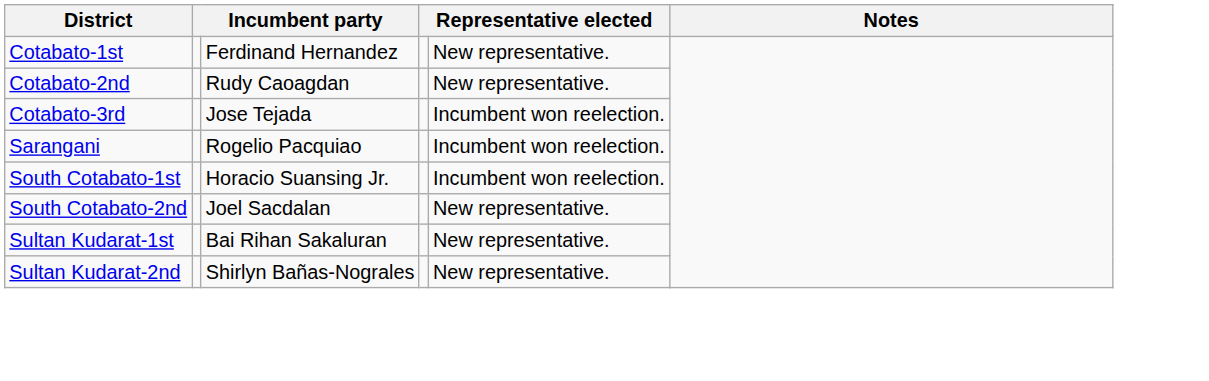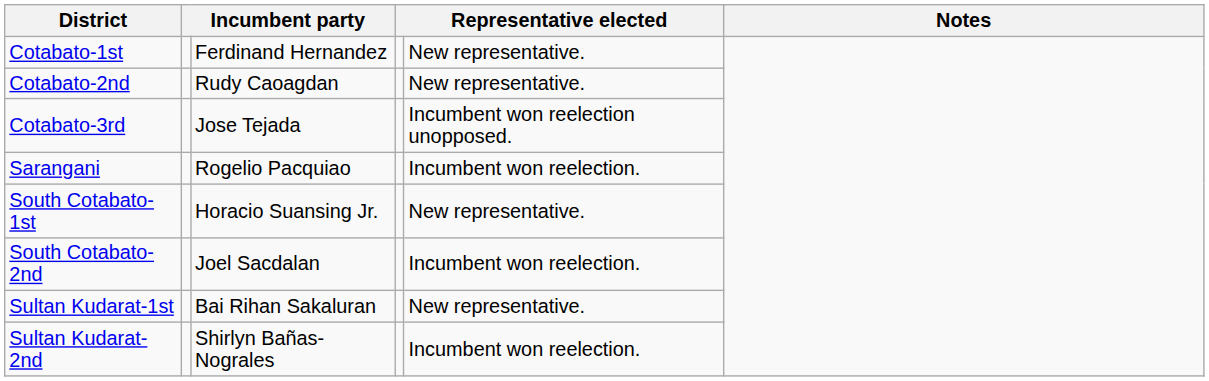(549, 115) Incumbent won reelection. -> (522, 126) Incumbent won reelection unopposed.
(549, 178) Incumbent won reelection. -> (497, 211) New representative.
(521, 209) New representative. -> (524, 264) Incumbent won reelection.
(521, 272) New representative. -> (524, 349) Incumbent won reelection.
